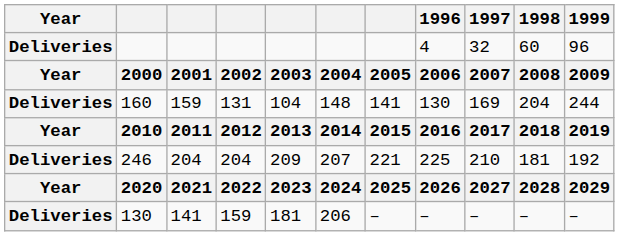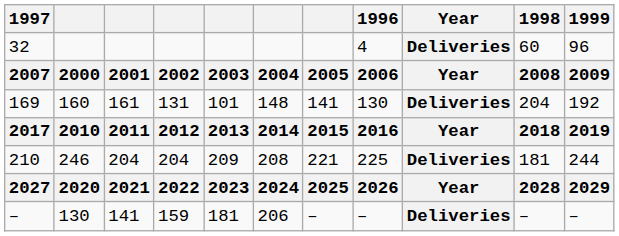columns swapped: (61, 19) <-> (490, 19)
(186, 103) 159 -> (124, 103) 161
(286, 103) 104 -> (223, 103) 101
(584, 103) 244 -> (584, 103) 192
(335, 160) 207 -> (273, 160) 208
(584, 160) 192 -> (584, 160) 244
